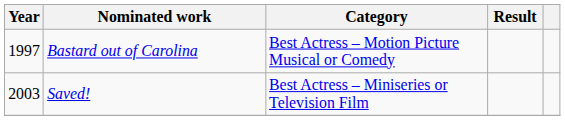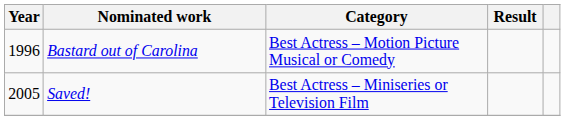(24, 51) 1997 -> (24, 51) 1996
(24, 94) 2003 -> (24, 94) 2005
